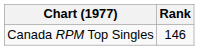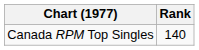(175, 34) 146 -> (175, 34) 140
